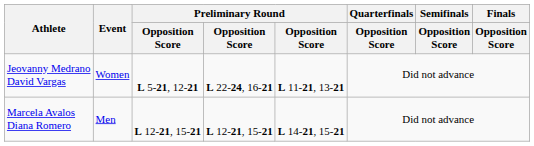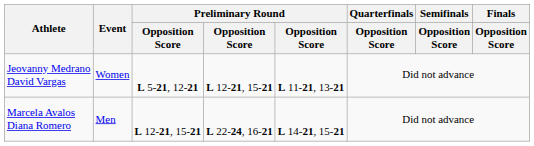(239, 88) L 22-24, 16-21 -> (239, 88) L 12-21, 15-21
(239, 132) L 12-21, 15-21 -> (239, 132) L 22-24, 16-21
